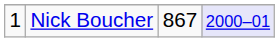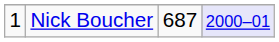(180, 20) 867 -> (180, 20) 687
